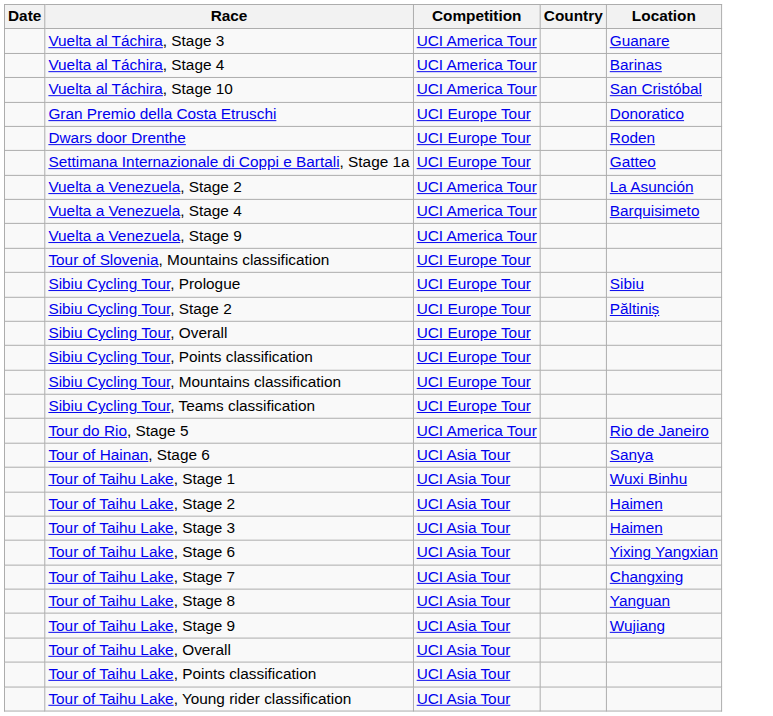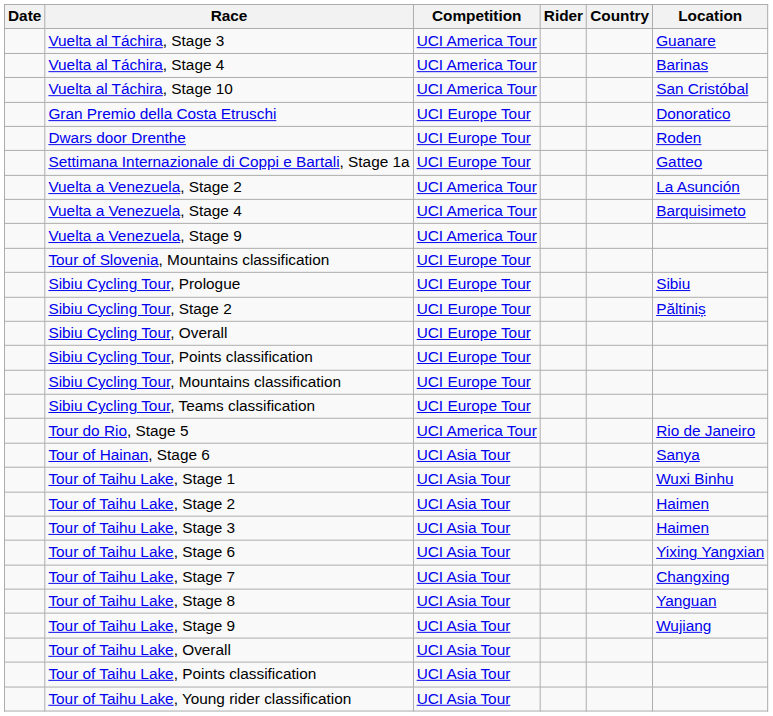+ column: (563, 16)
